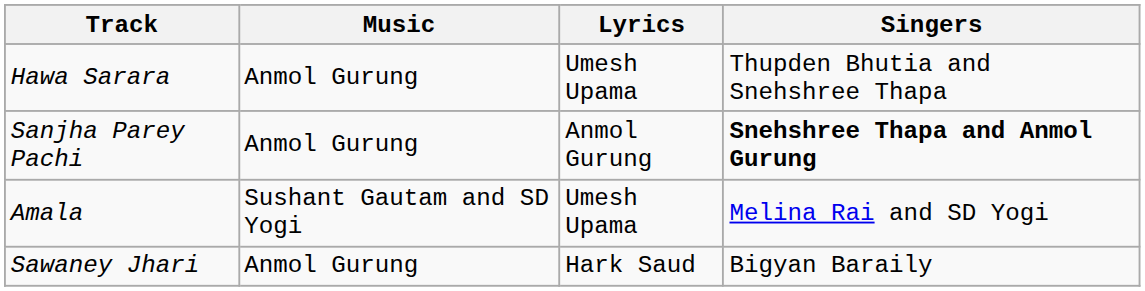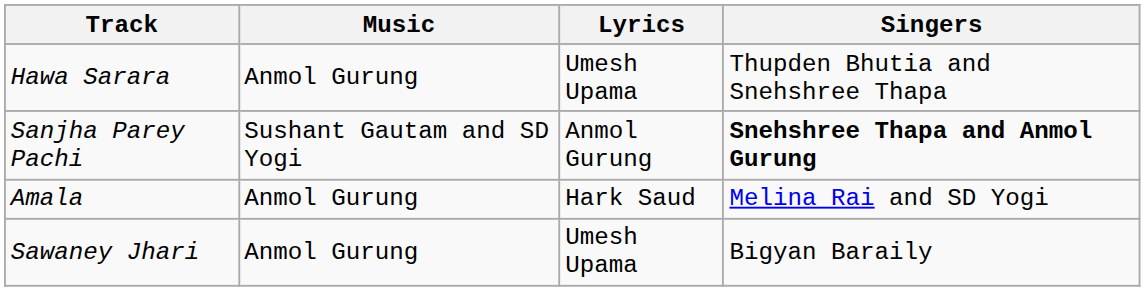(331, 145) Anmol Gurung -> (397, 145) Sushant Gautam and SD Yogi
(397, 213) Sushant Gautam and SD Yogi -> (331, 199) Anmol Gurung
(602, 213) Umesh Upama -> (631, 199) Hark Saud
(631, 266) Hark Saud -> (602, 252) Umesh Upama
